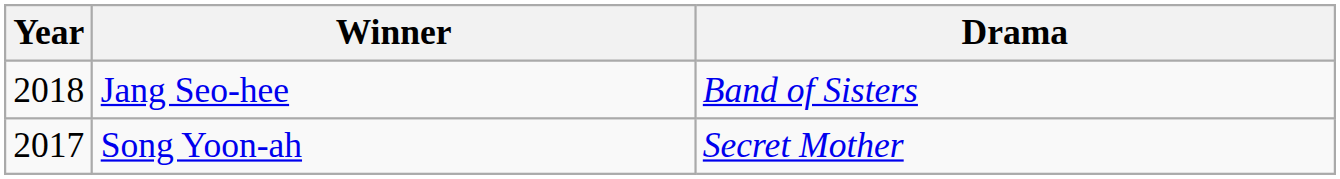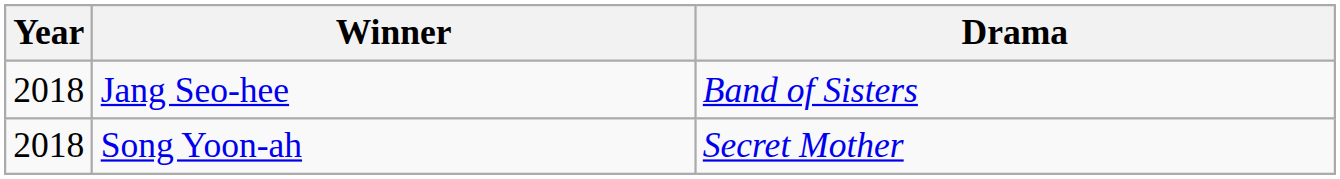(49, 145) 2017 -> (49, 145) 2018
